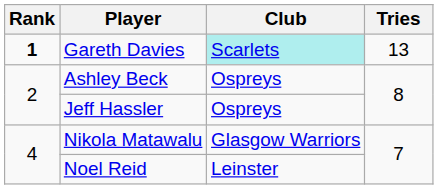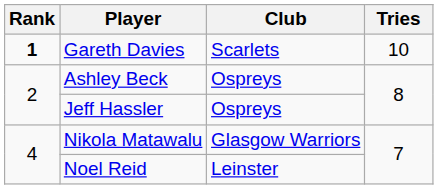(245, 49) paleturquoise background -> (245, 49) no background
(399, 49) 13 -> (399, 49) 10
